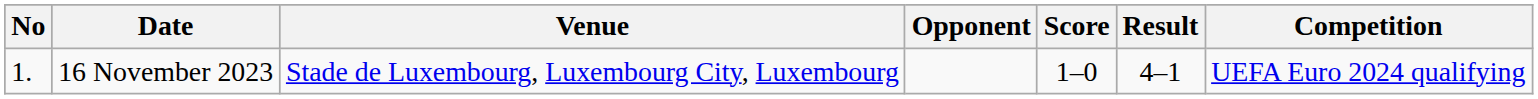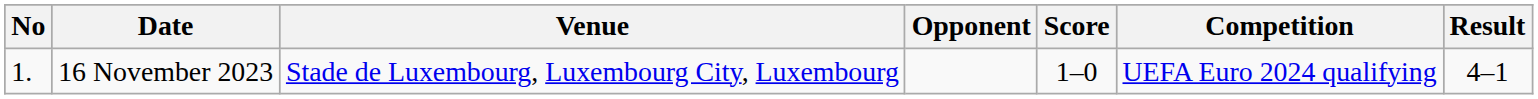columns swapped: (1160, 26) <-> (1368, 26)
